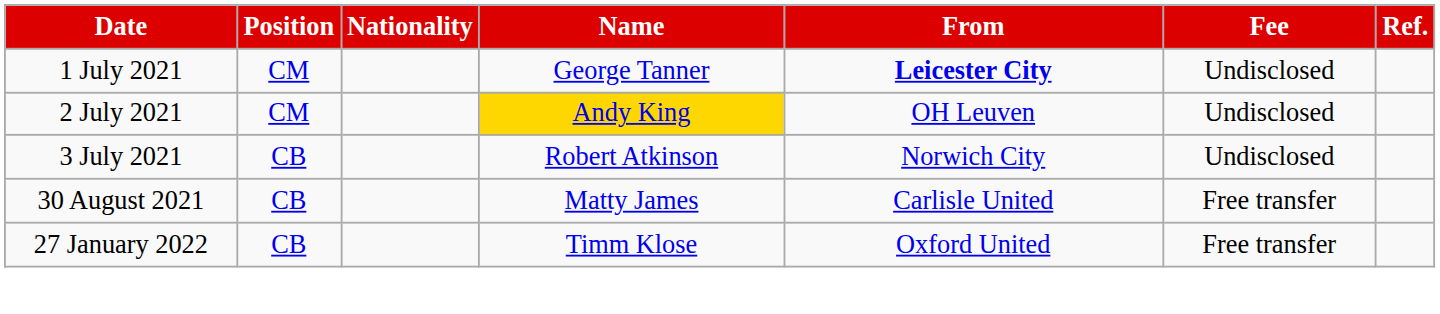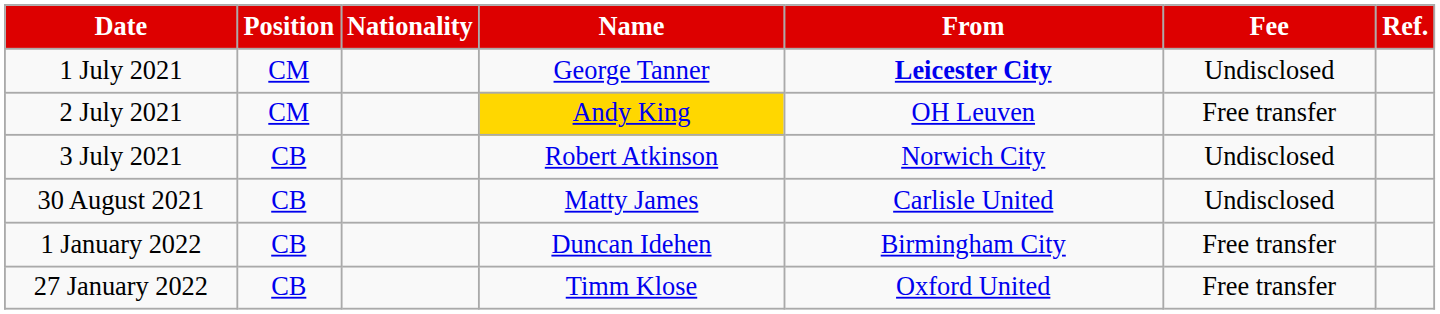(1269, 113) Undisclosed -> (1269, 113) Free transfer
(1269, 200) Free transfer -> (1269, 200) Undisclosed
+ row: (121, 243)
